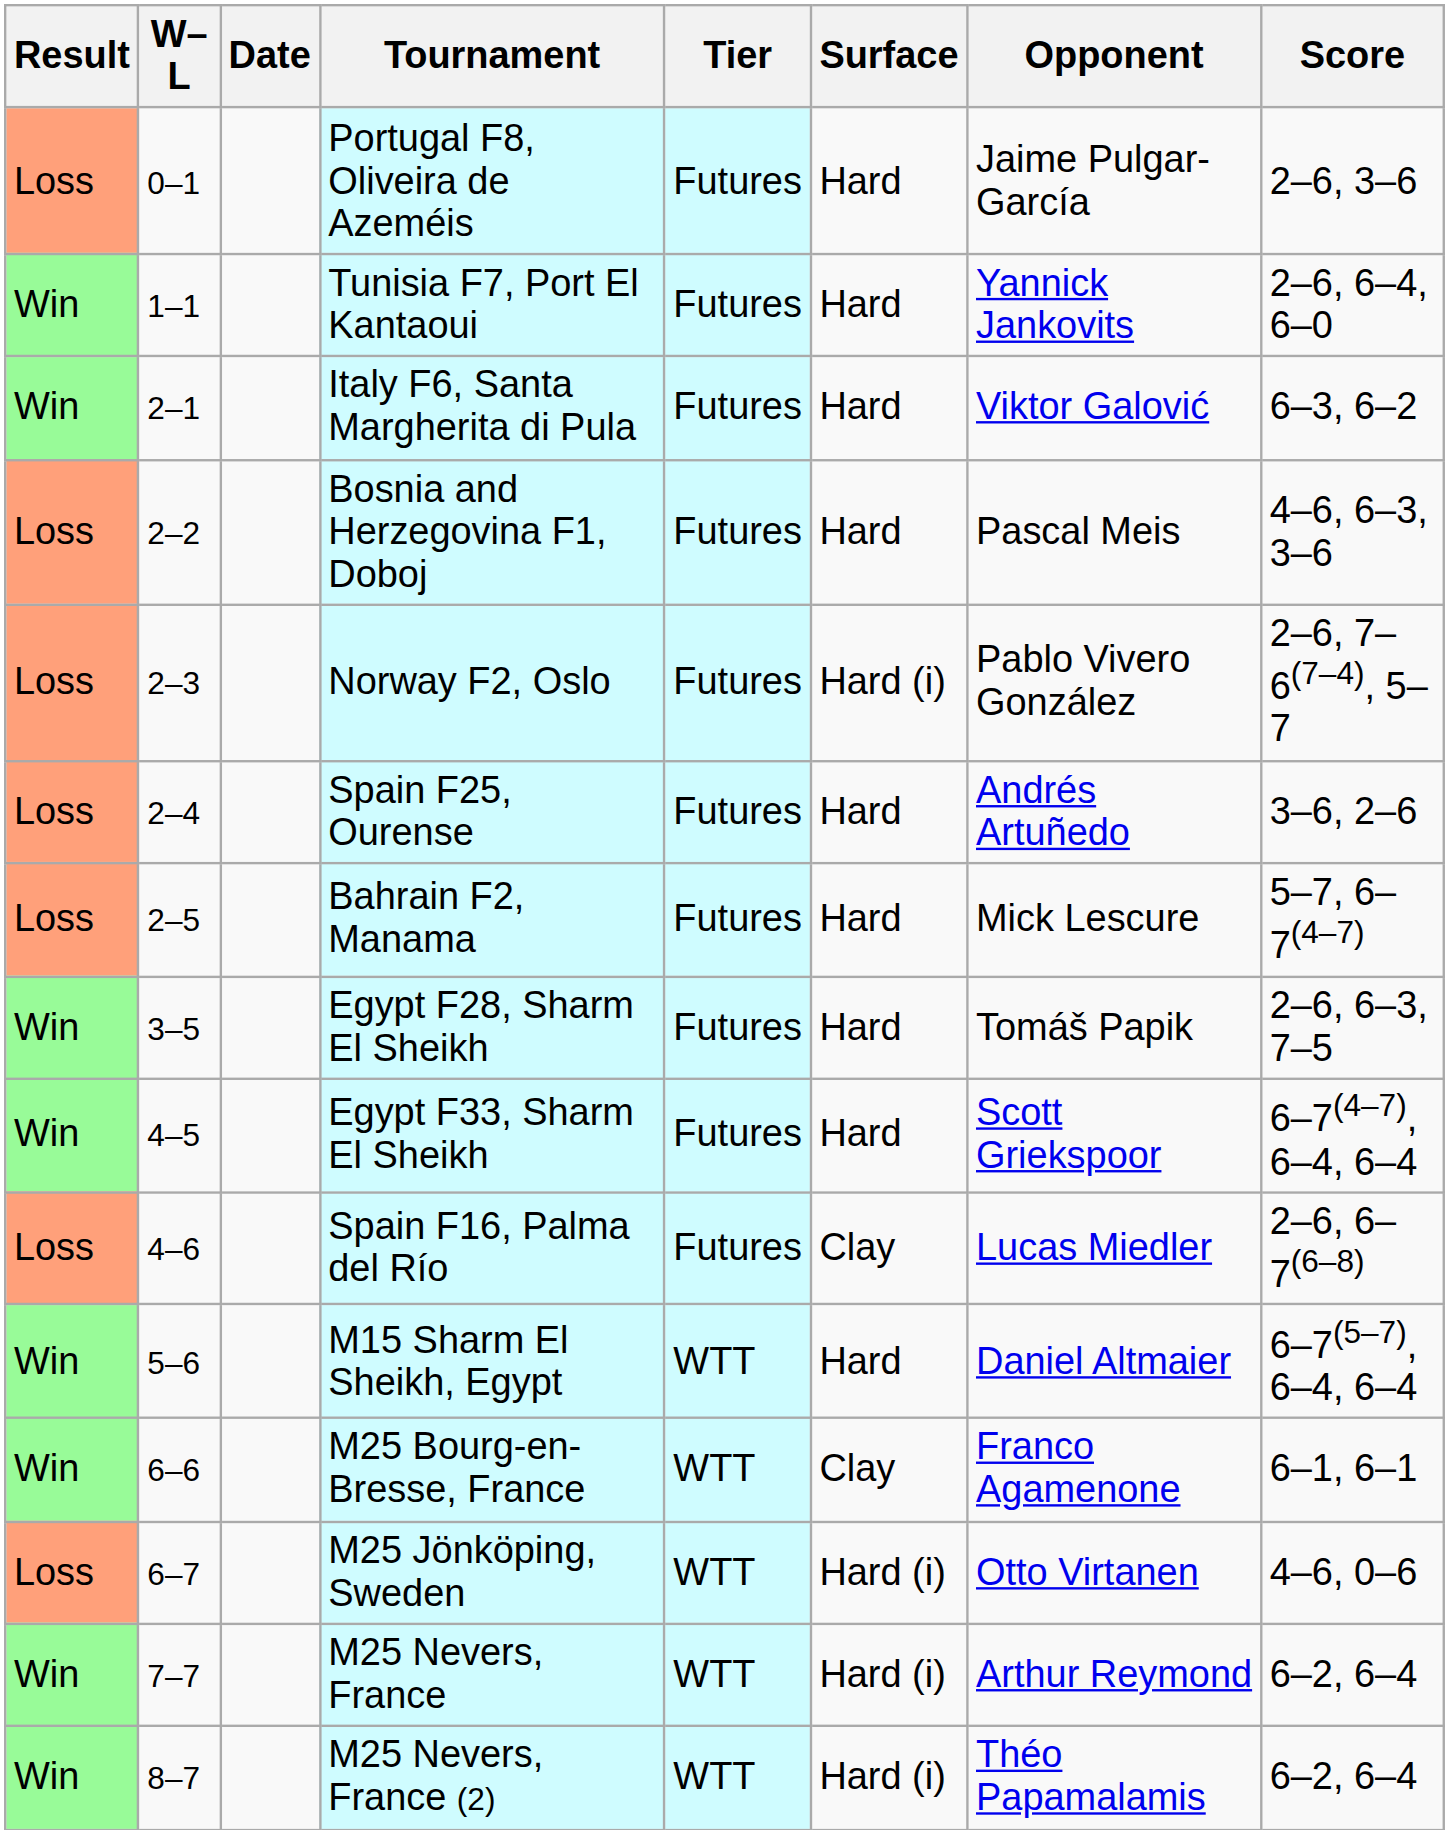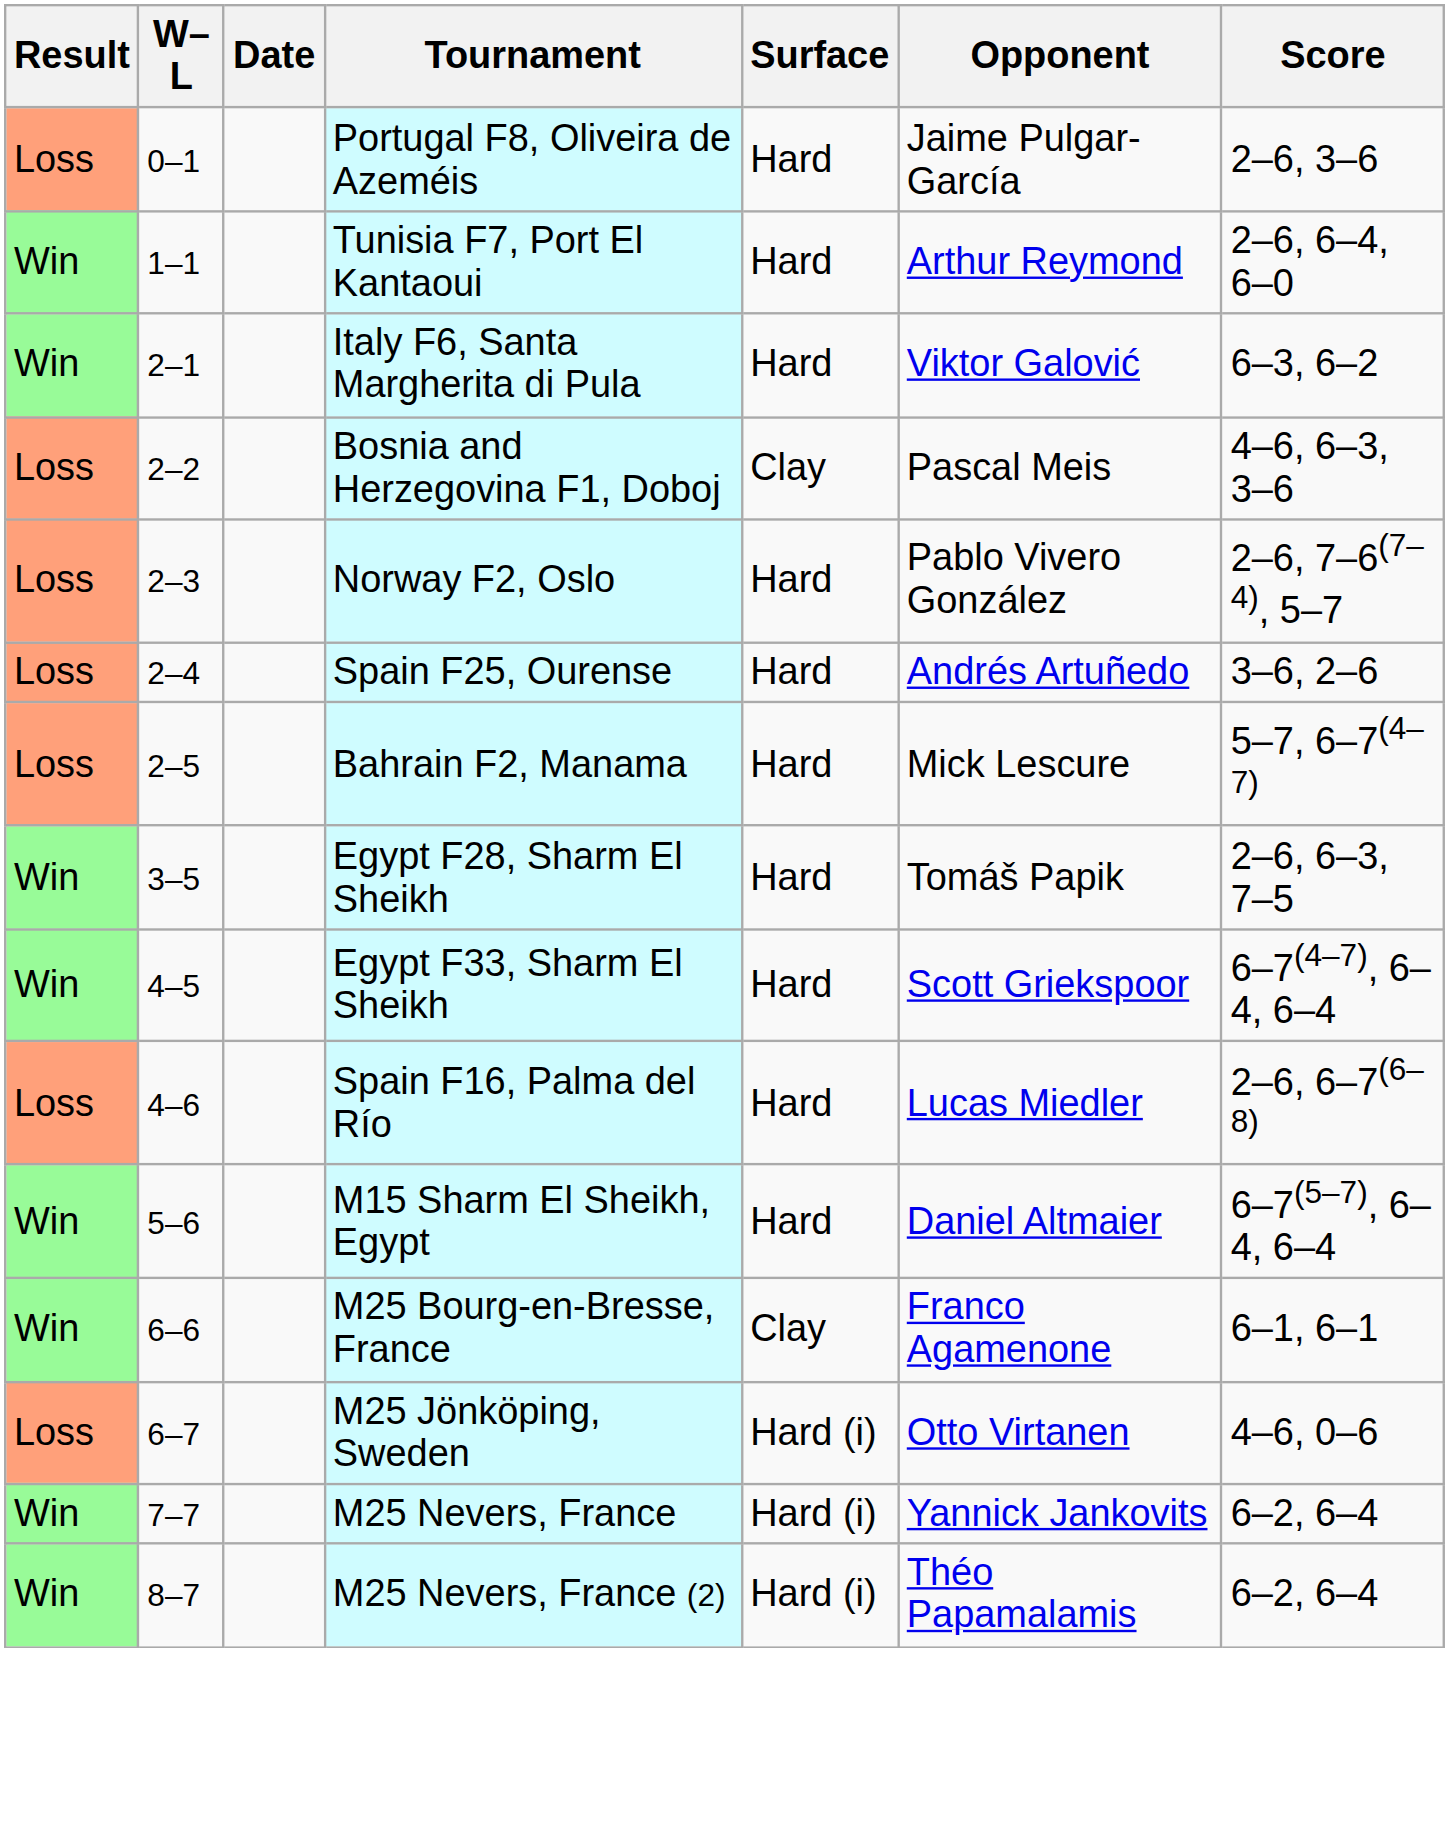- column: (738, 55)
(1055, 304) Yannick Jankovits -> (1045, 261) Arthur Reymond
(860, 531) Hard -> (788, 467) Clay
(883, 681) Hard (i) -> (791, 580) Hard
(857, 1247) Clay -> (791, 1102) Hard
(1114, 1674) Arthur Reymond -> (1057, 1513) Yannick Jankovits
